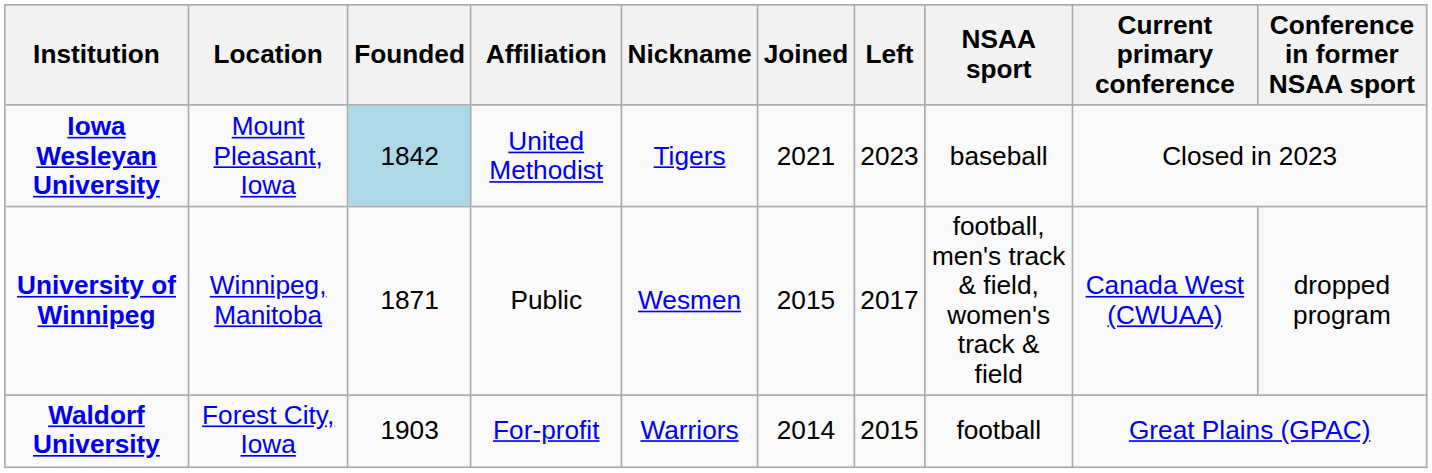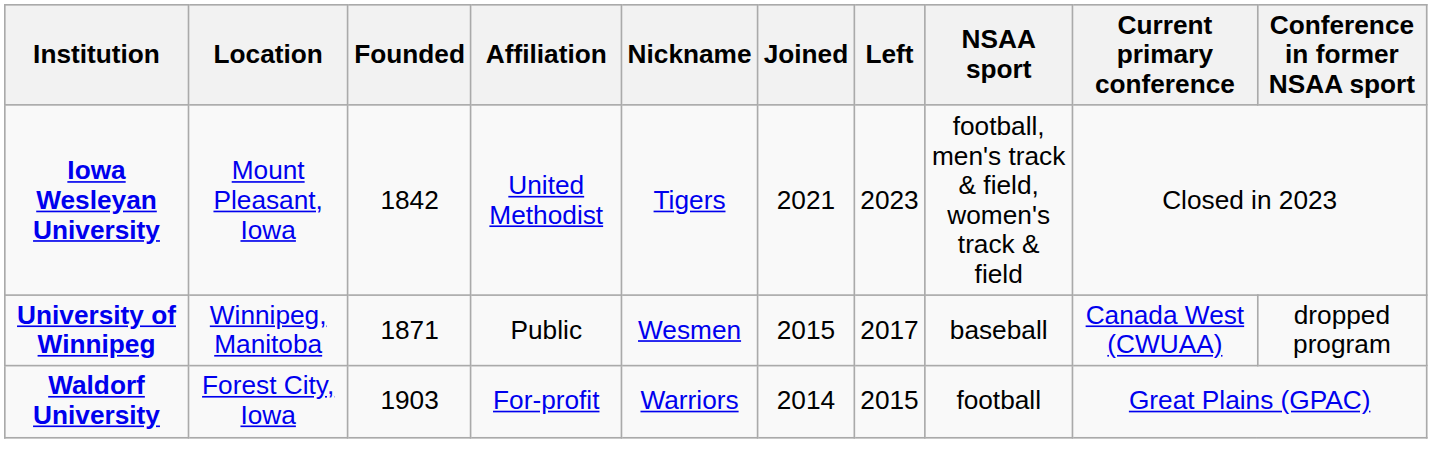(410, 155) lightblue background -> (410, 199) no background
(999, 155) baseball -> (999, 199) football, men's track & field, women's track & field
(999, 300) football, men's track & field, women's track & field -> (999, 329) baseball
